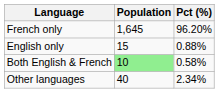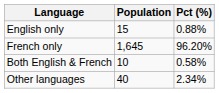rows swapped: (34, 29) <-> (35, 46)
(123, 63) lightgreen background -> (123, 63) no background
